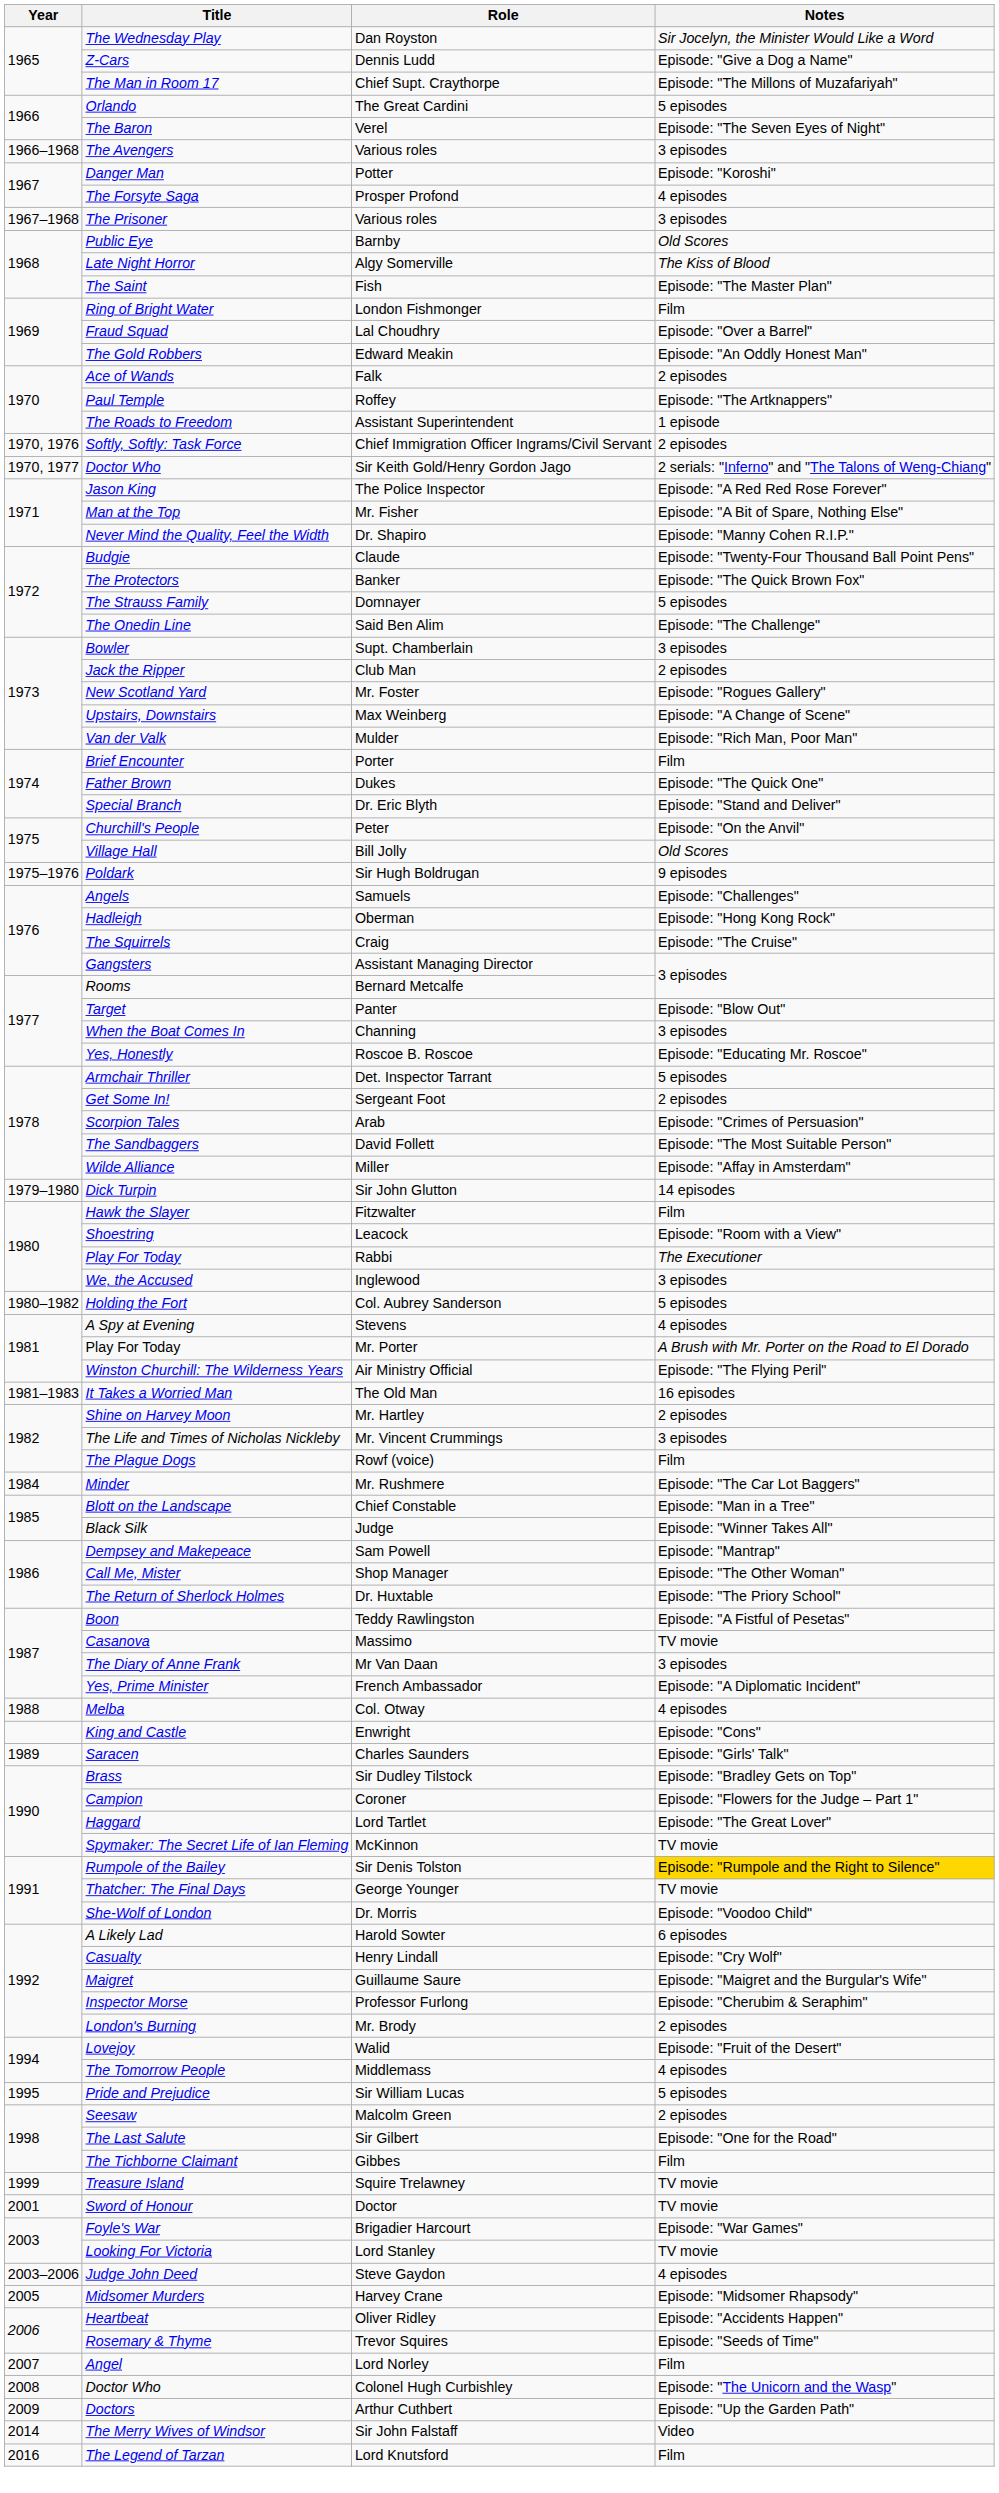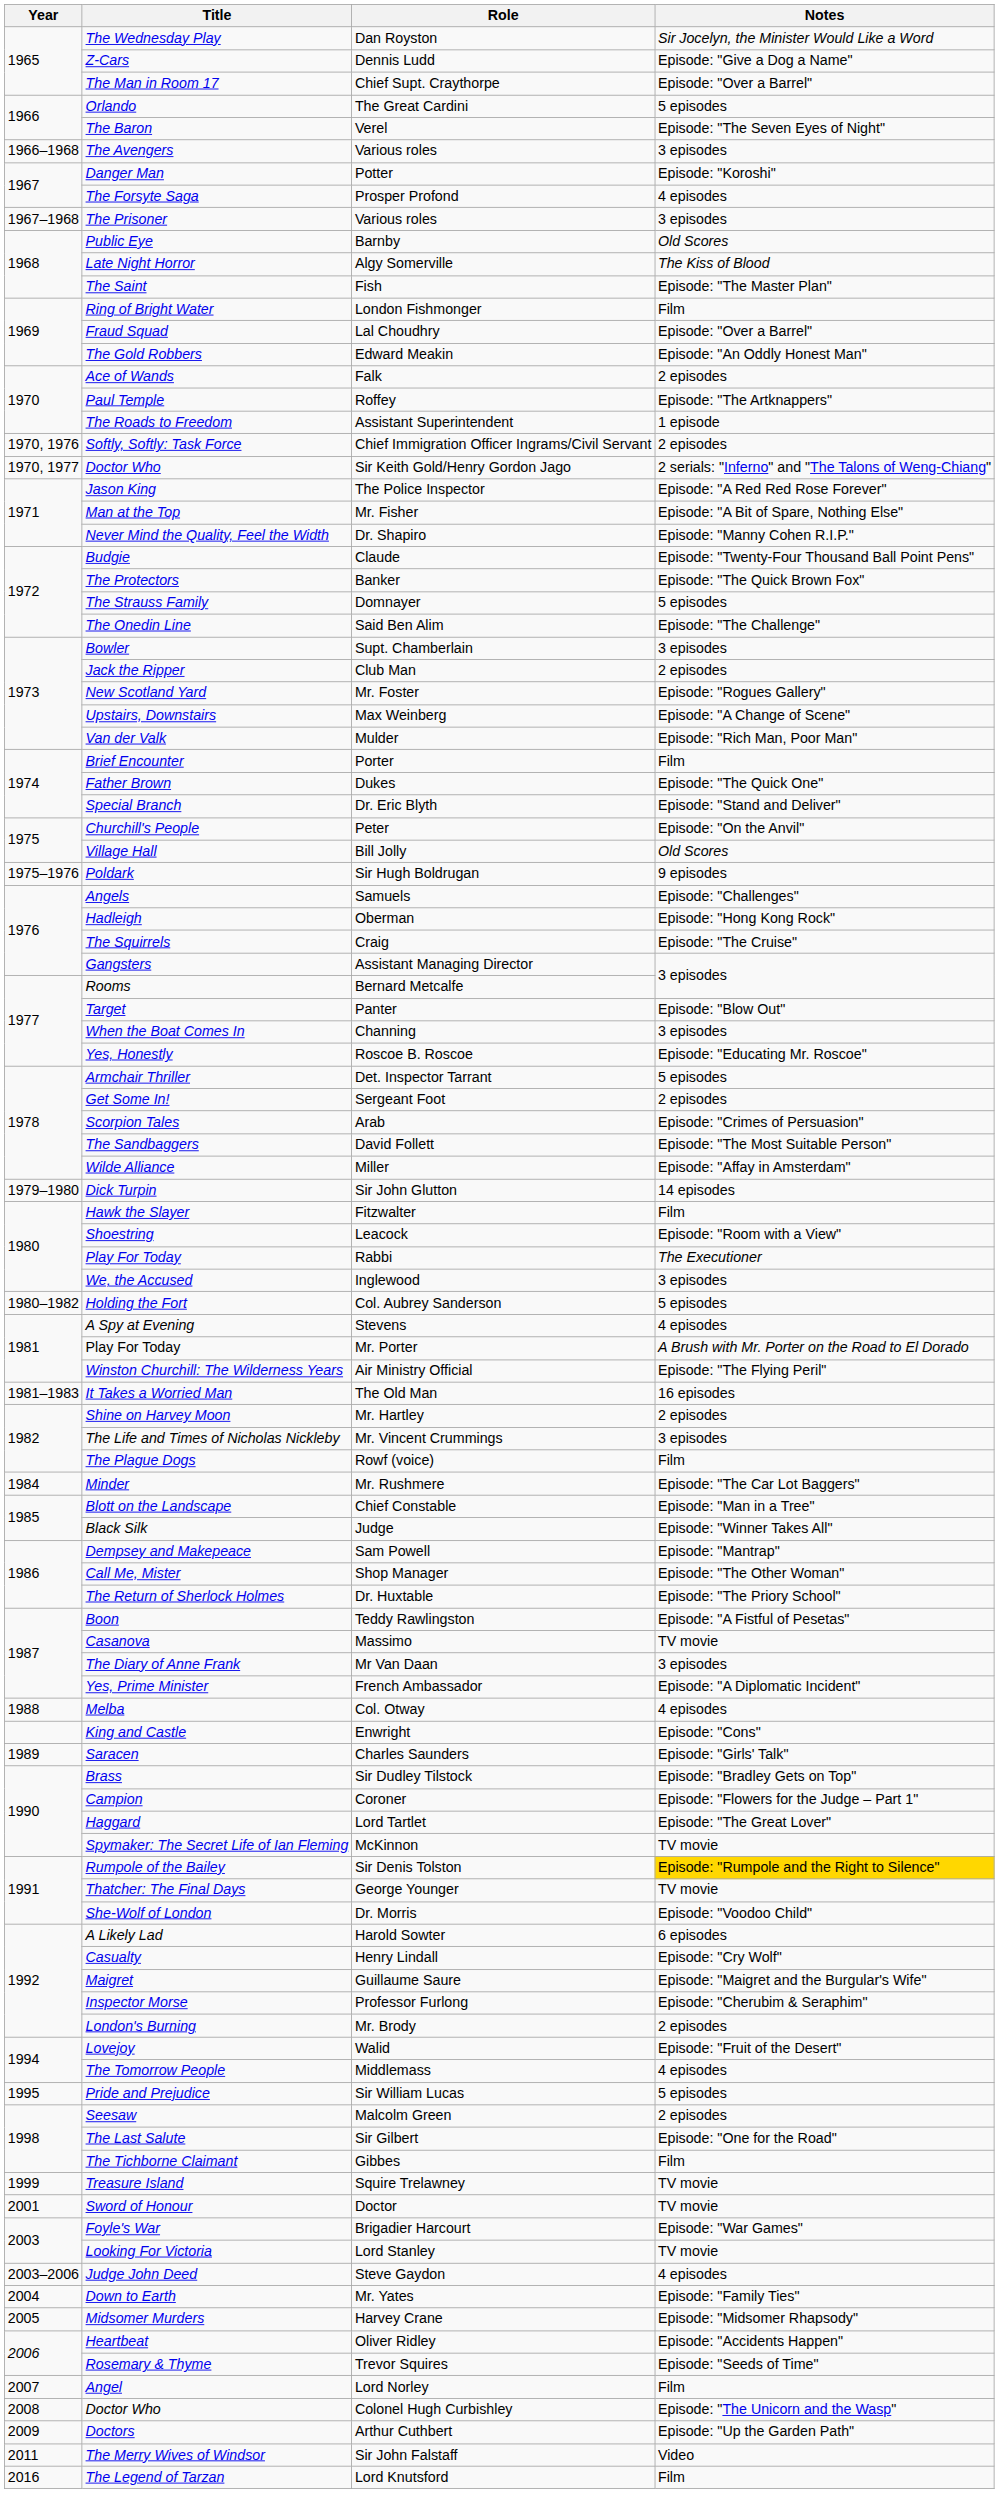(778, 83) Episode: "The Millons of Muzafariyah" -> (735, 83) Episode: "Over a Barrel"
+ row: (131, 2296)
(24, 2432) 2014 -> (23, 2454) 2011
